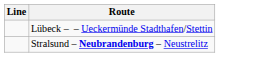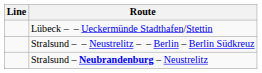+ row: (143, 44)
